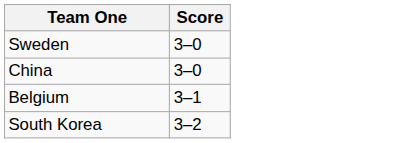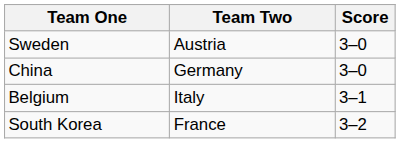+ column: (252, 17)
